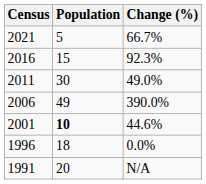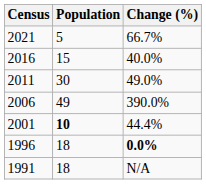(144, 59) 92.3% -> (144, 59) 40.0%
(144, 124) 44.6% -> (144, 124) 44.4%
(141, 146) normal -> (142, 146) bold
(63, 168) 20 -> (63, 168) 18
